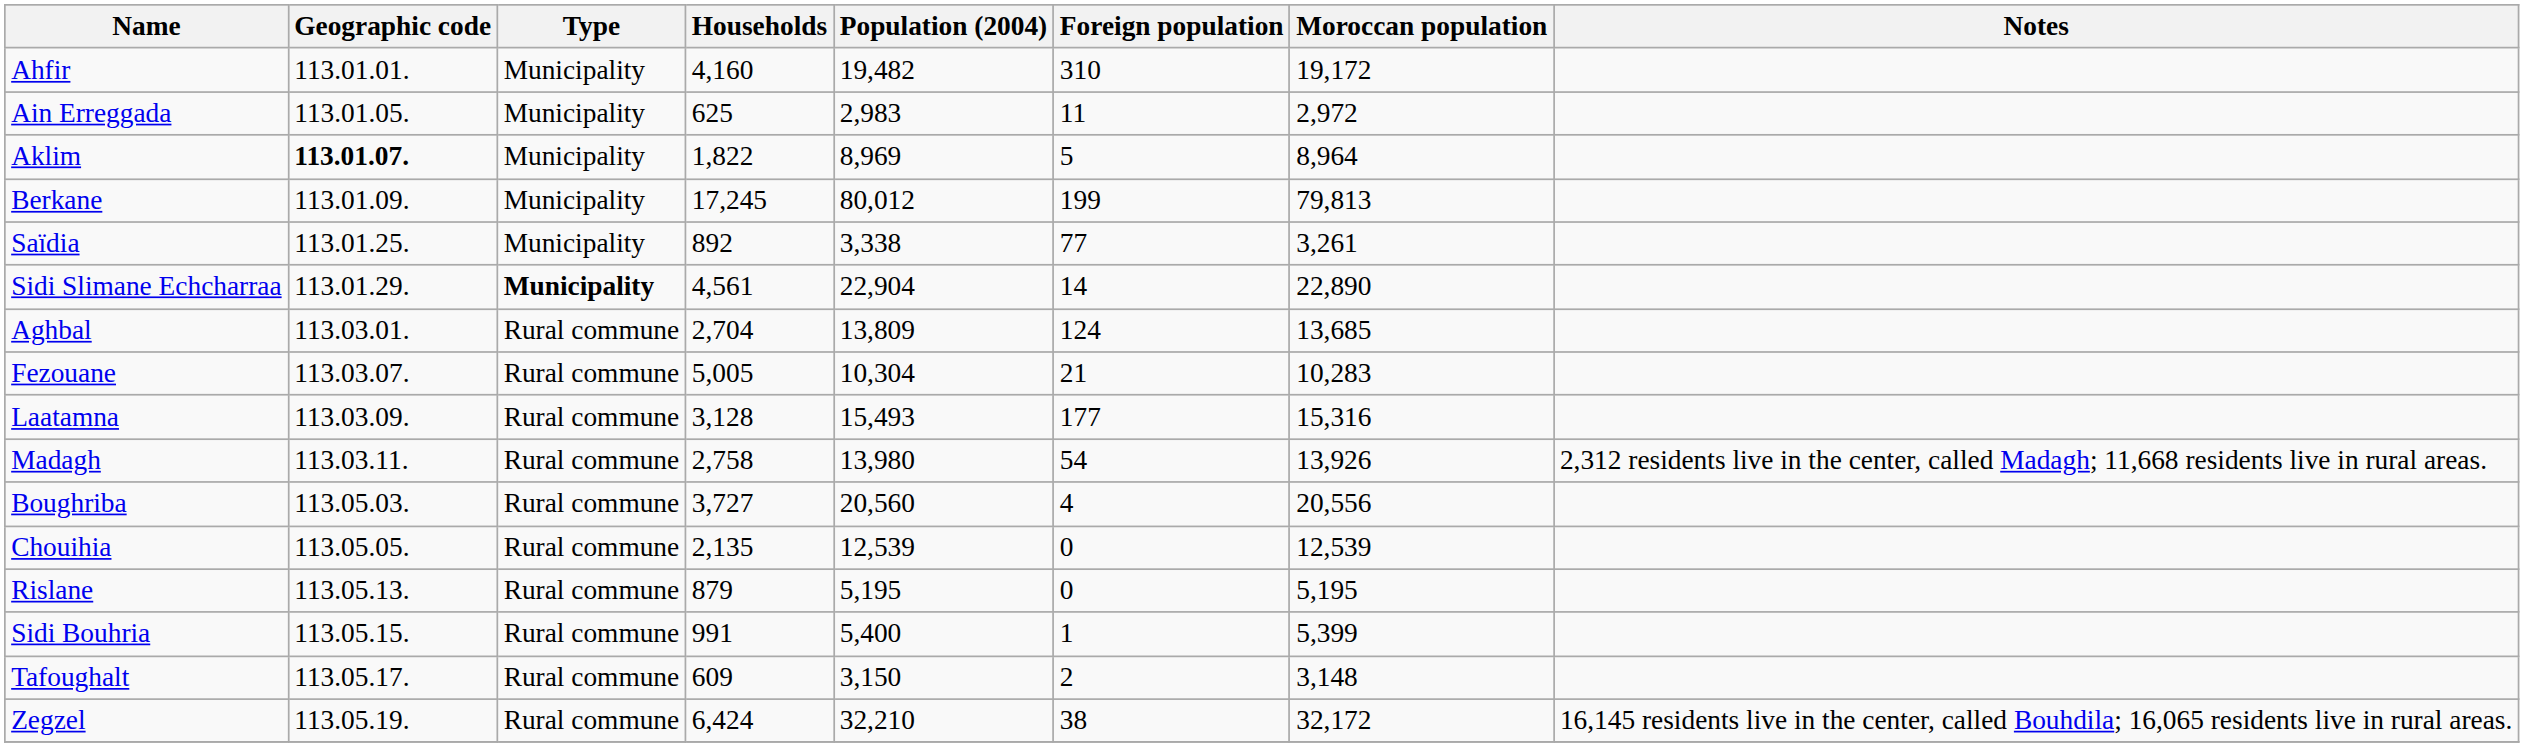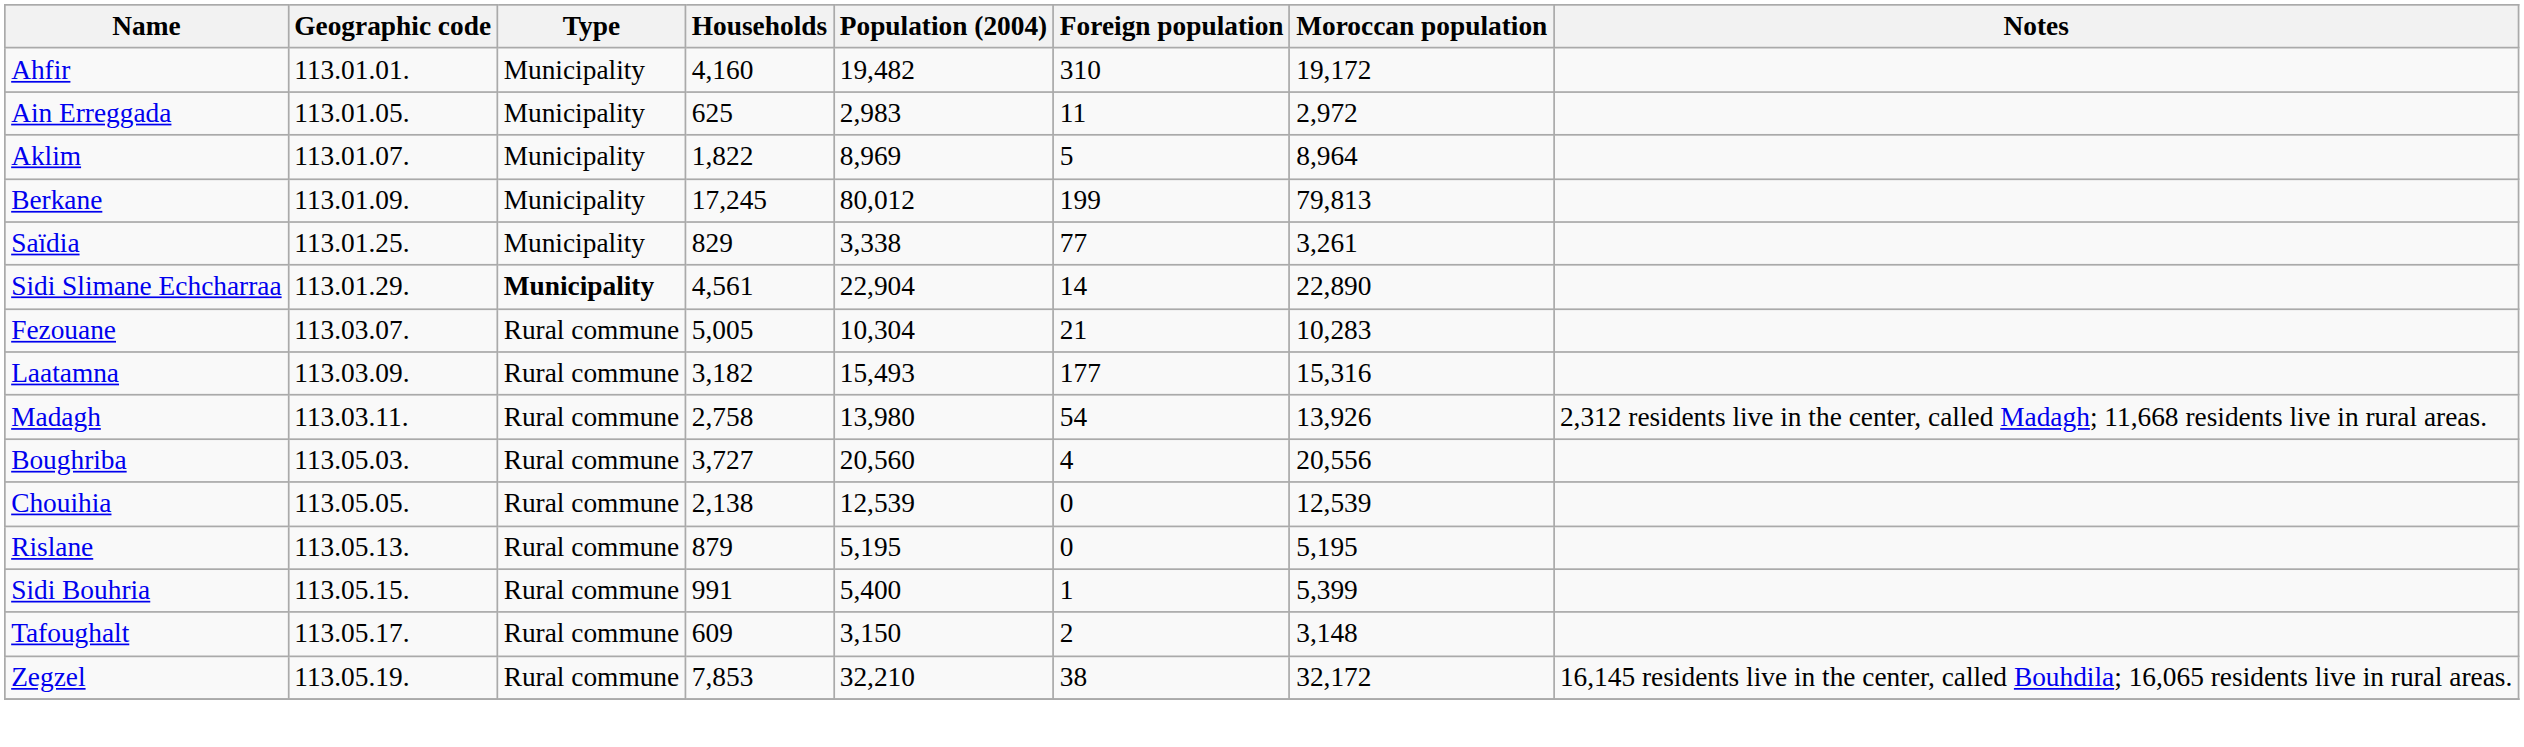(352, 156) bold -> (352, 156) normal
(712, 243) 892 -> (712, 243) 829
- row: (51, 329)
(723, 416) 3,128 -> (723, 373) 3,182
(723, 546) 2,135 -> (723, 503) 2,138
(723, 720) 6,424 -> (723, 677) 7,853
